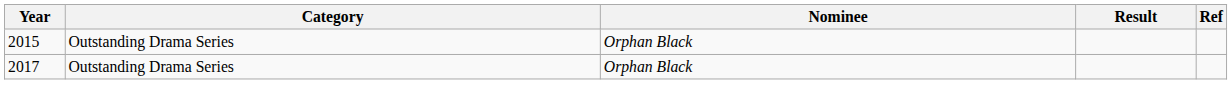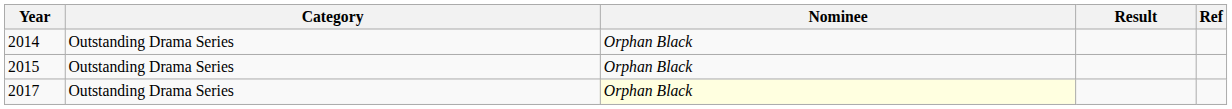+ row: (24, 41)
(648, 66) no background -> (648, 91) lightyellow background
